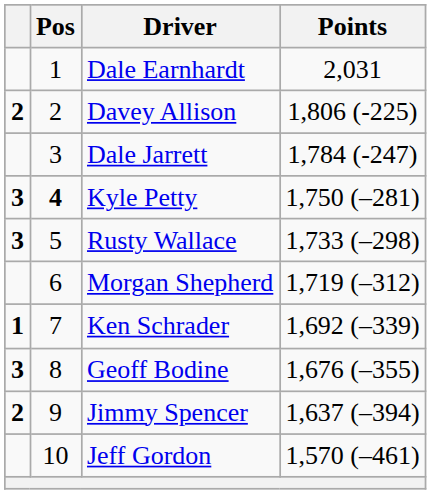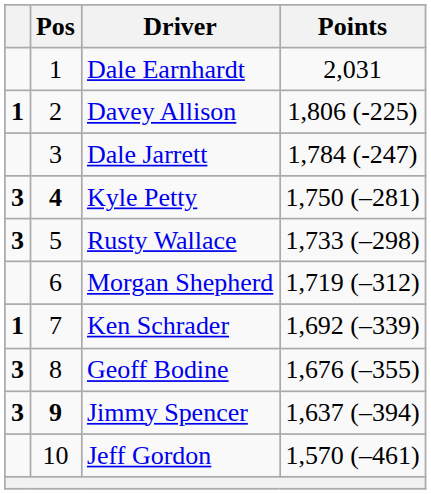(17, 111) 2 -> (17, 111) 1
(17, 411) 2 -> (17, 411) 3
(55, 411) normal -> (55, 411) bold
